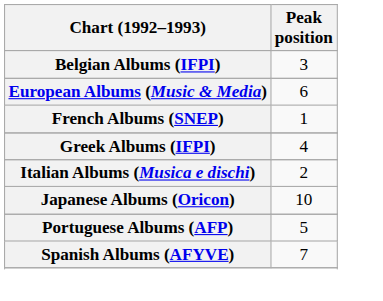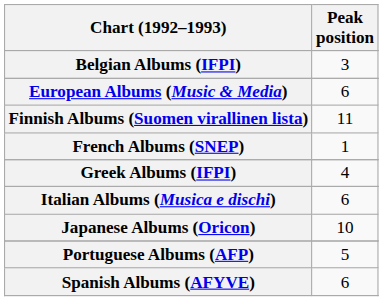+ row: (158, 118)
(304, 173) 2 -> (345, 200) 6
(304, 254) 7 -> (345, 281) 6
